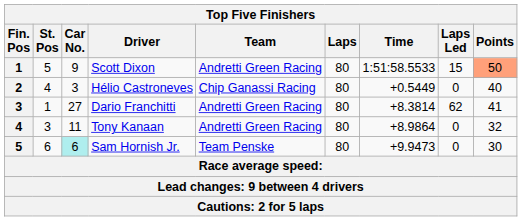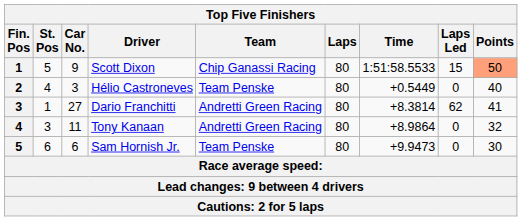(260, 68) Andretti Green Racing -> (257, 68) Chip Ganassi Racing
(257, 88) Chip Ganassi Racing -> (236, 88) Team Penske
(75, 147) paleturquoise background -> (75, 147) no background
